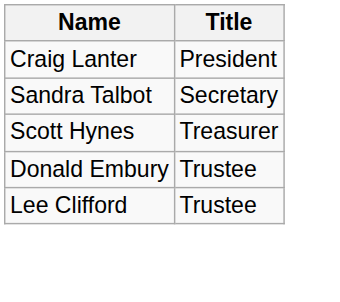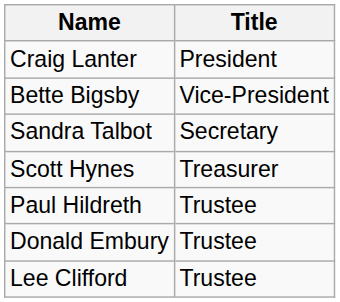+ row: (75, 95)
+ row: (76, 205)
